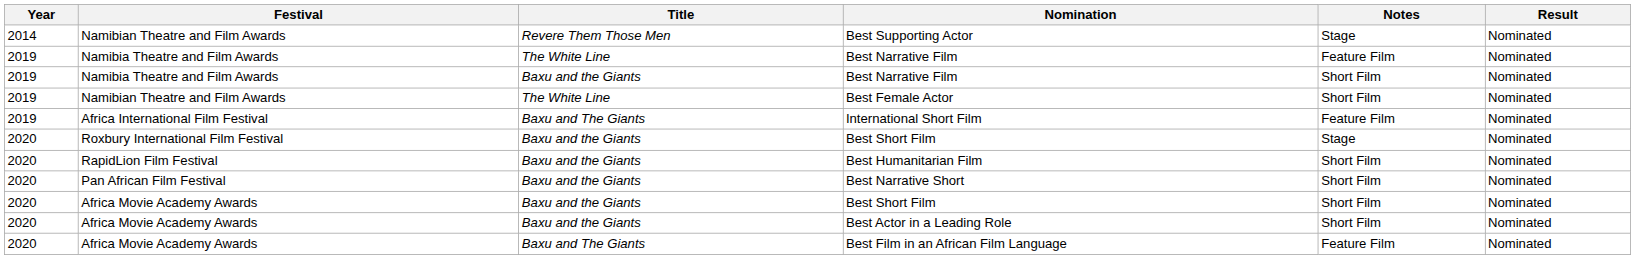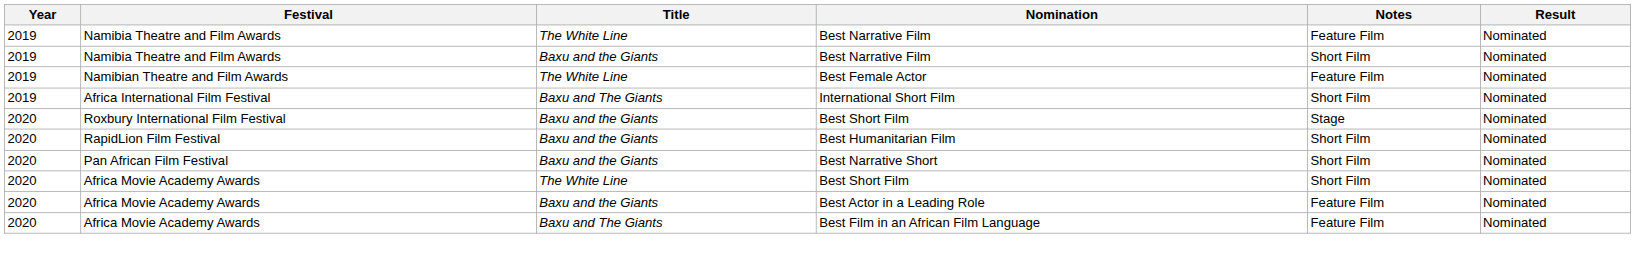- row: (183, 35)
(1351, 98) Short Film -> (1347, 77) Feature Film
(1358, 118) Feature Film -> (1340, 98) Short Film
(581, 202) Baxu and the Giants -> (583, 181) The White Line
(1351, 222) Short Film -> (1347, 202) Feature Film
